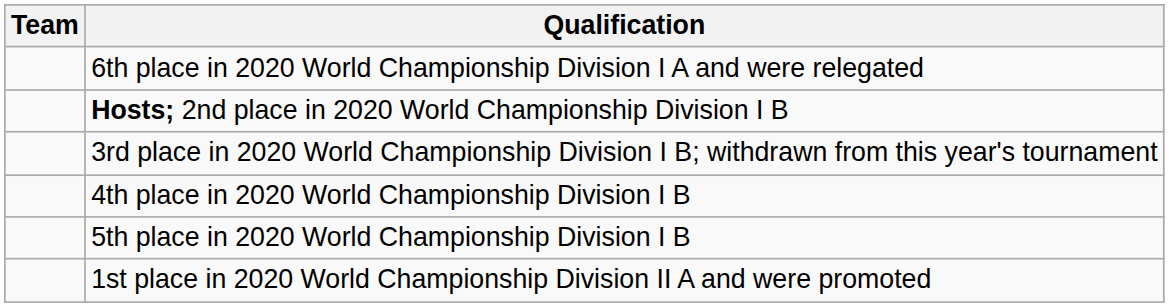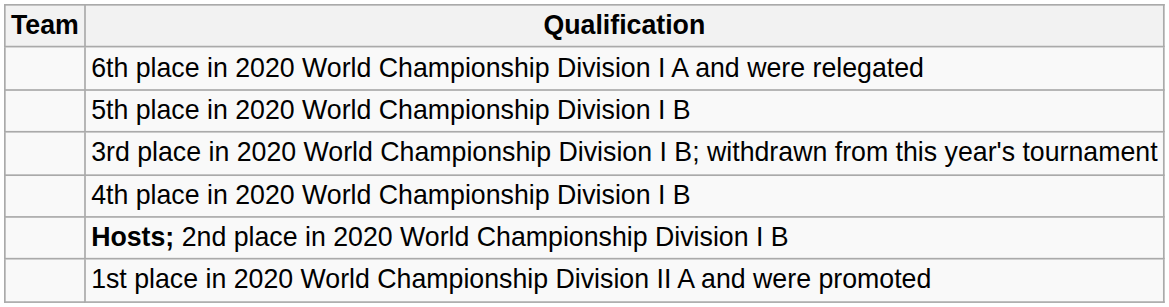rows swapped: (440, 110) <-> (391, 237)
